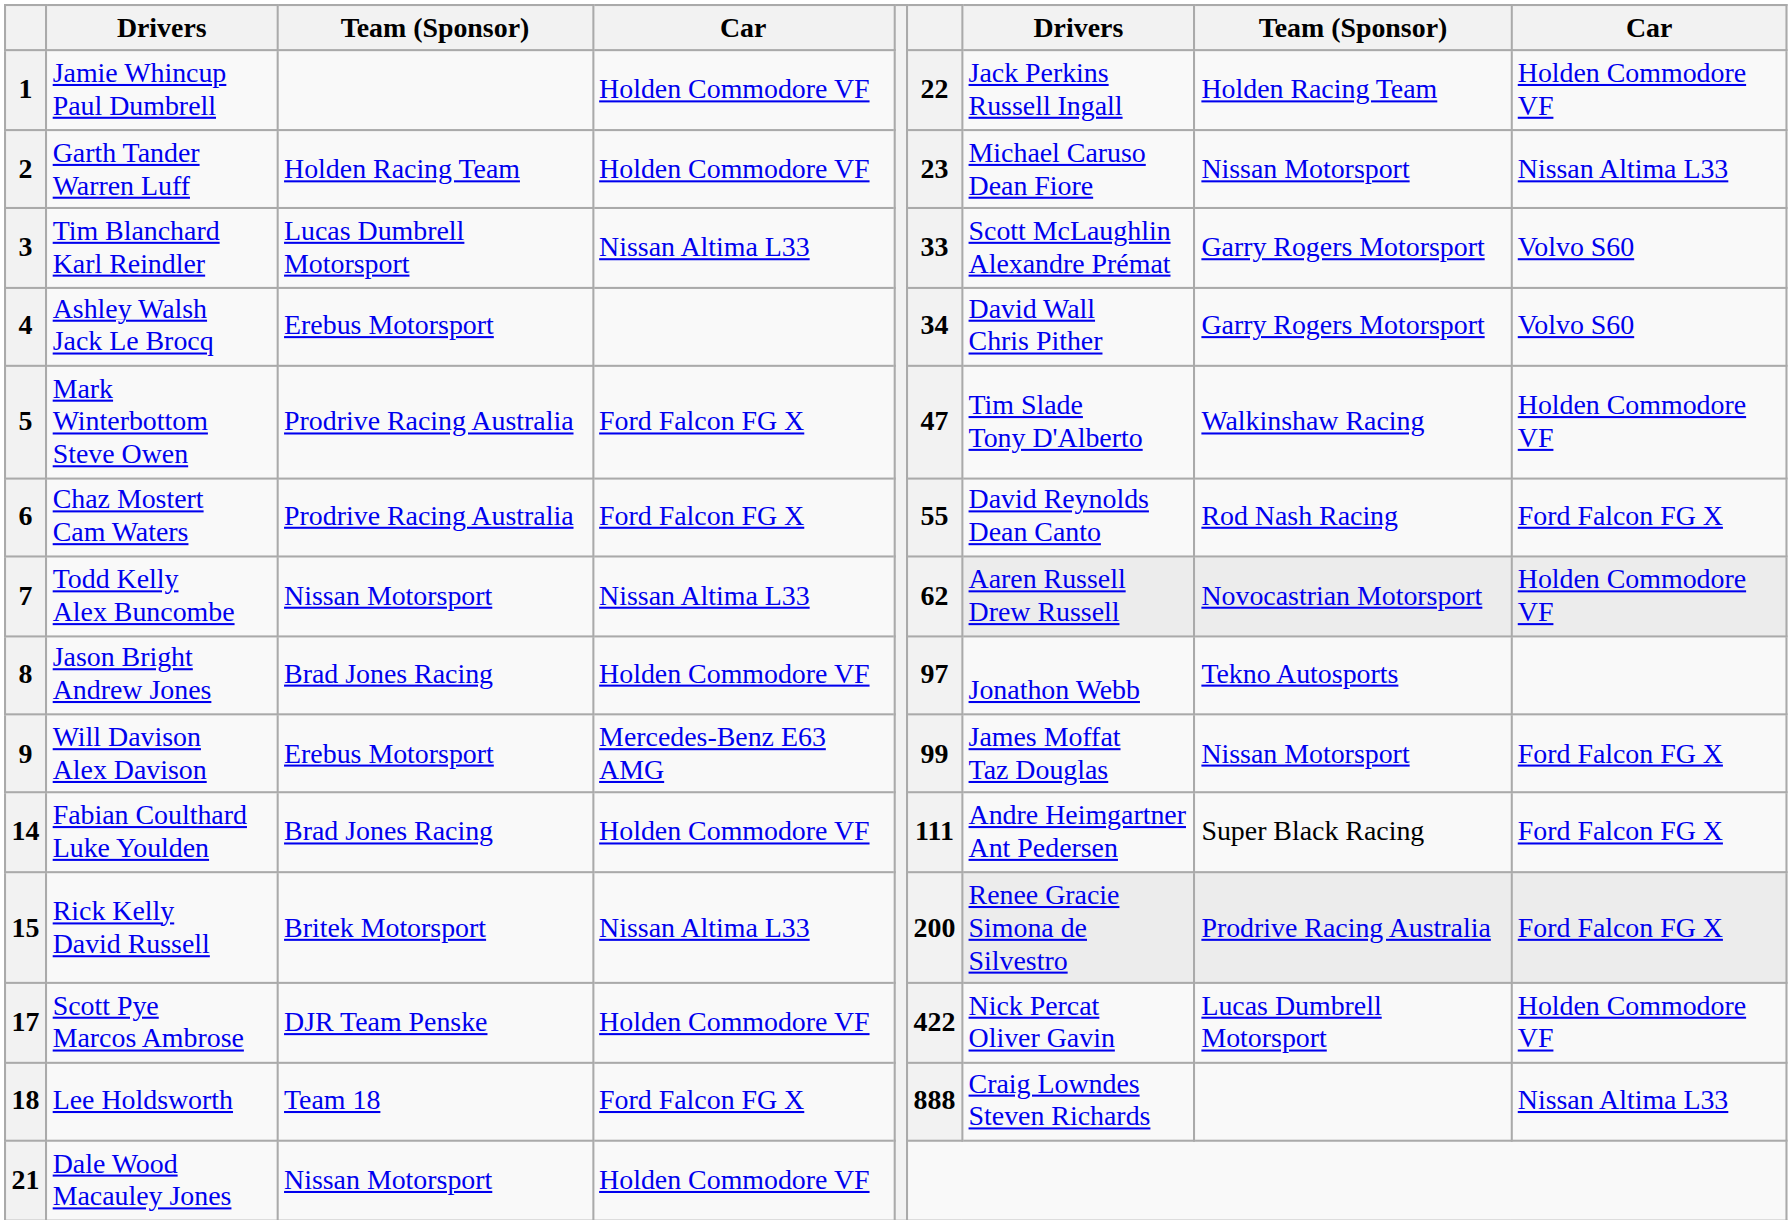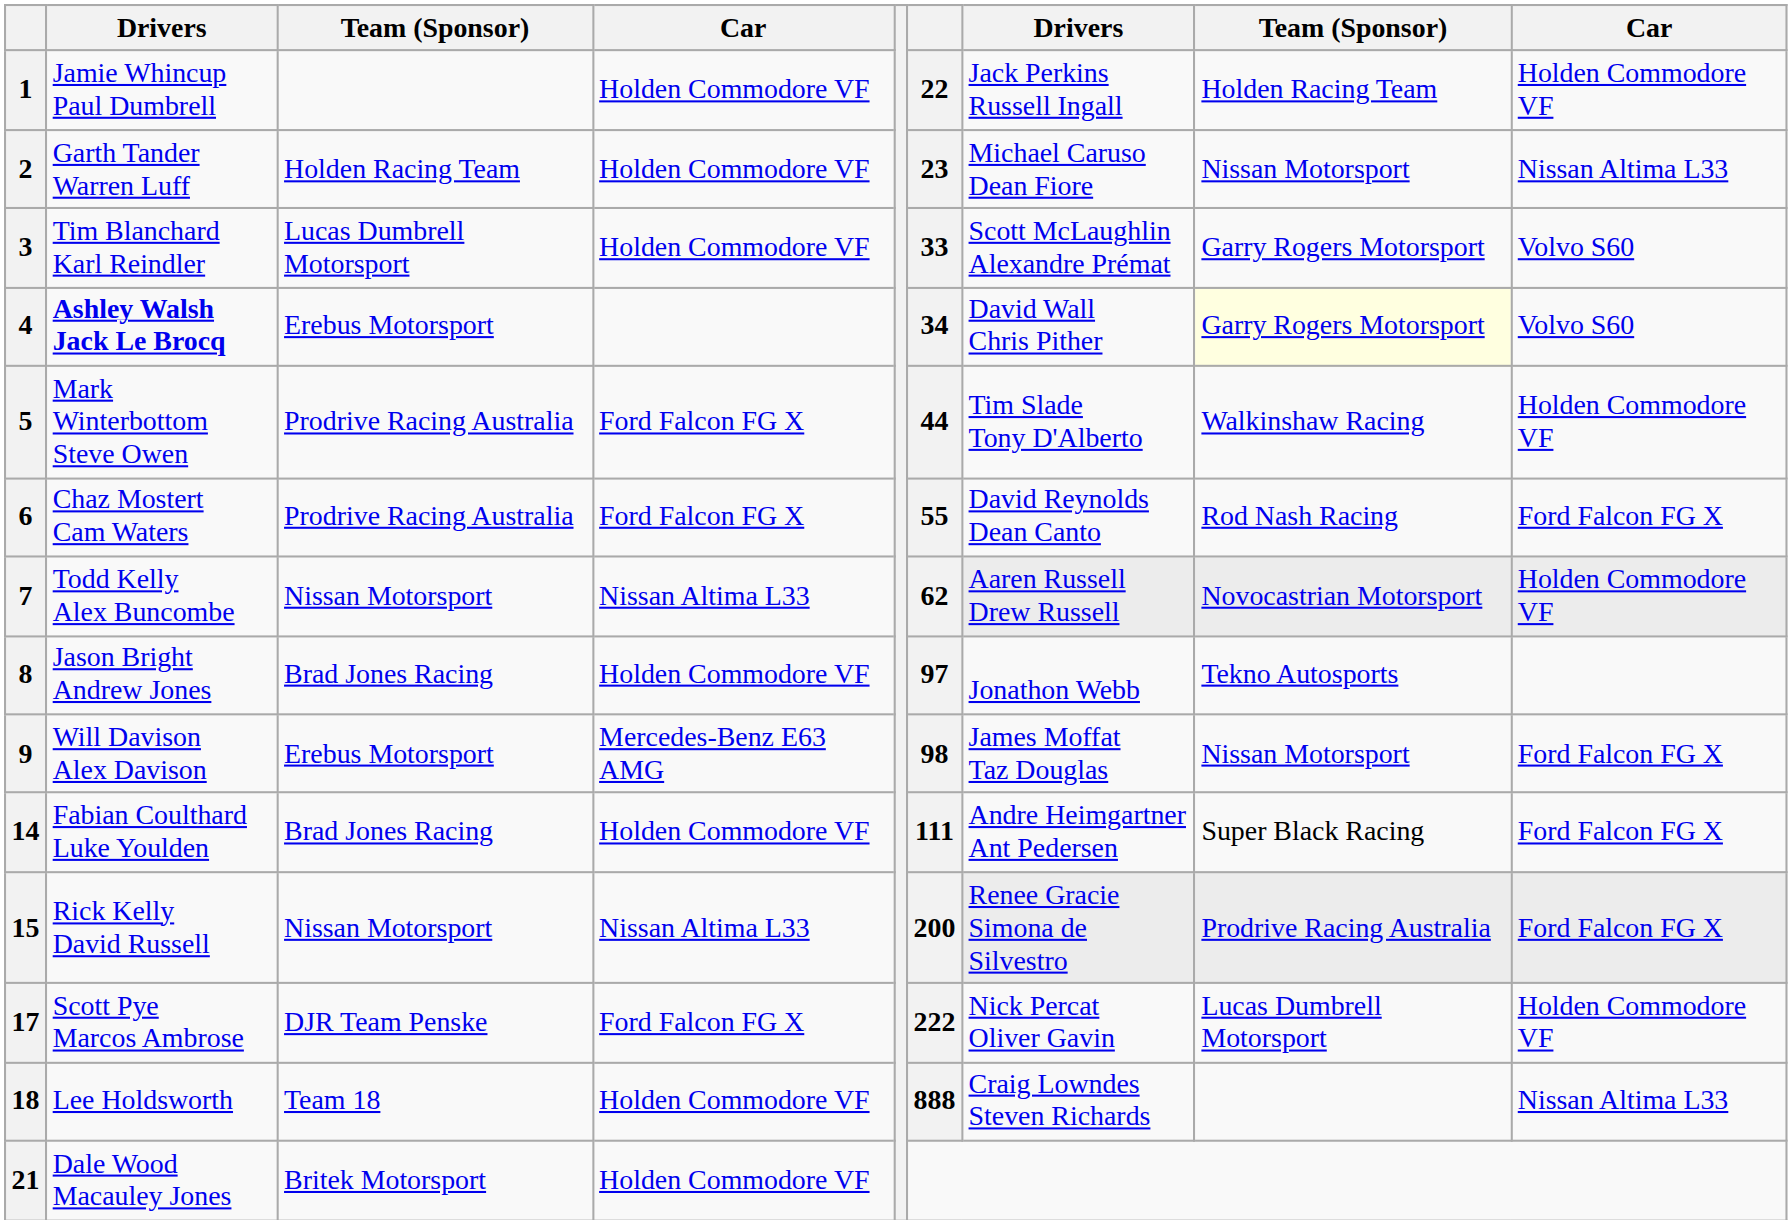(704, 247) Nissan Altima L33 -> (734, 247) Holden Commodore VF
(133, 325) normal -> (139, 325) bold
(1343, 325) no background -> (1343, 325) lightyellow background
(934, 421) 47 -> (934, 421) 44
(934, 752) 99 -> (934, 752) 98
(385, 926) Britek Motorsport -> (388, 926) Nissan Motorsport
(734, 1021) Holden Commodore VF -> (702, 1021) Ford Falcon FG X
(934, 1021) 422 -> (934, 1021) 222
(702, 1100) Ford Falcon FG X -> (734, 1100) Holden Commodore VF
(388, 1179) Nissan Motorsport -> (385, 1179) Britek Motorsport
